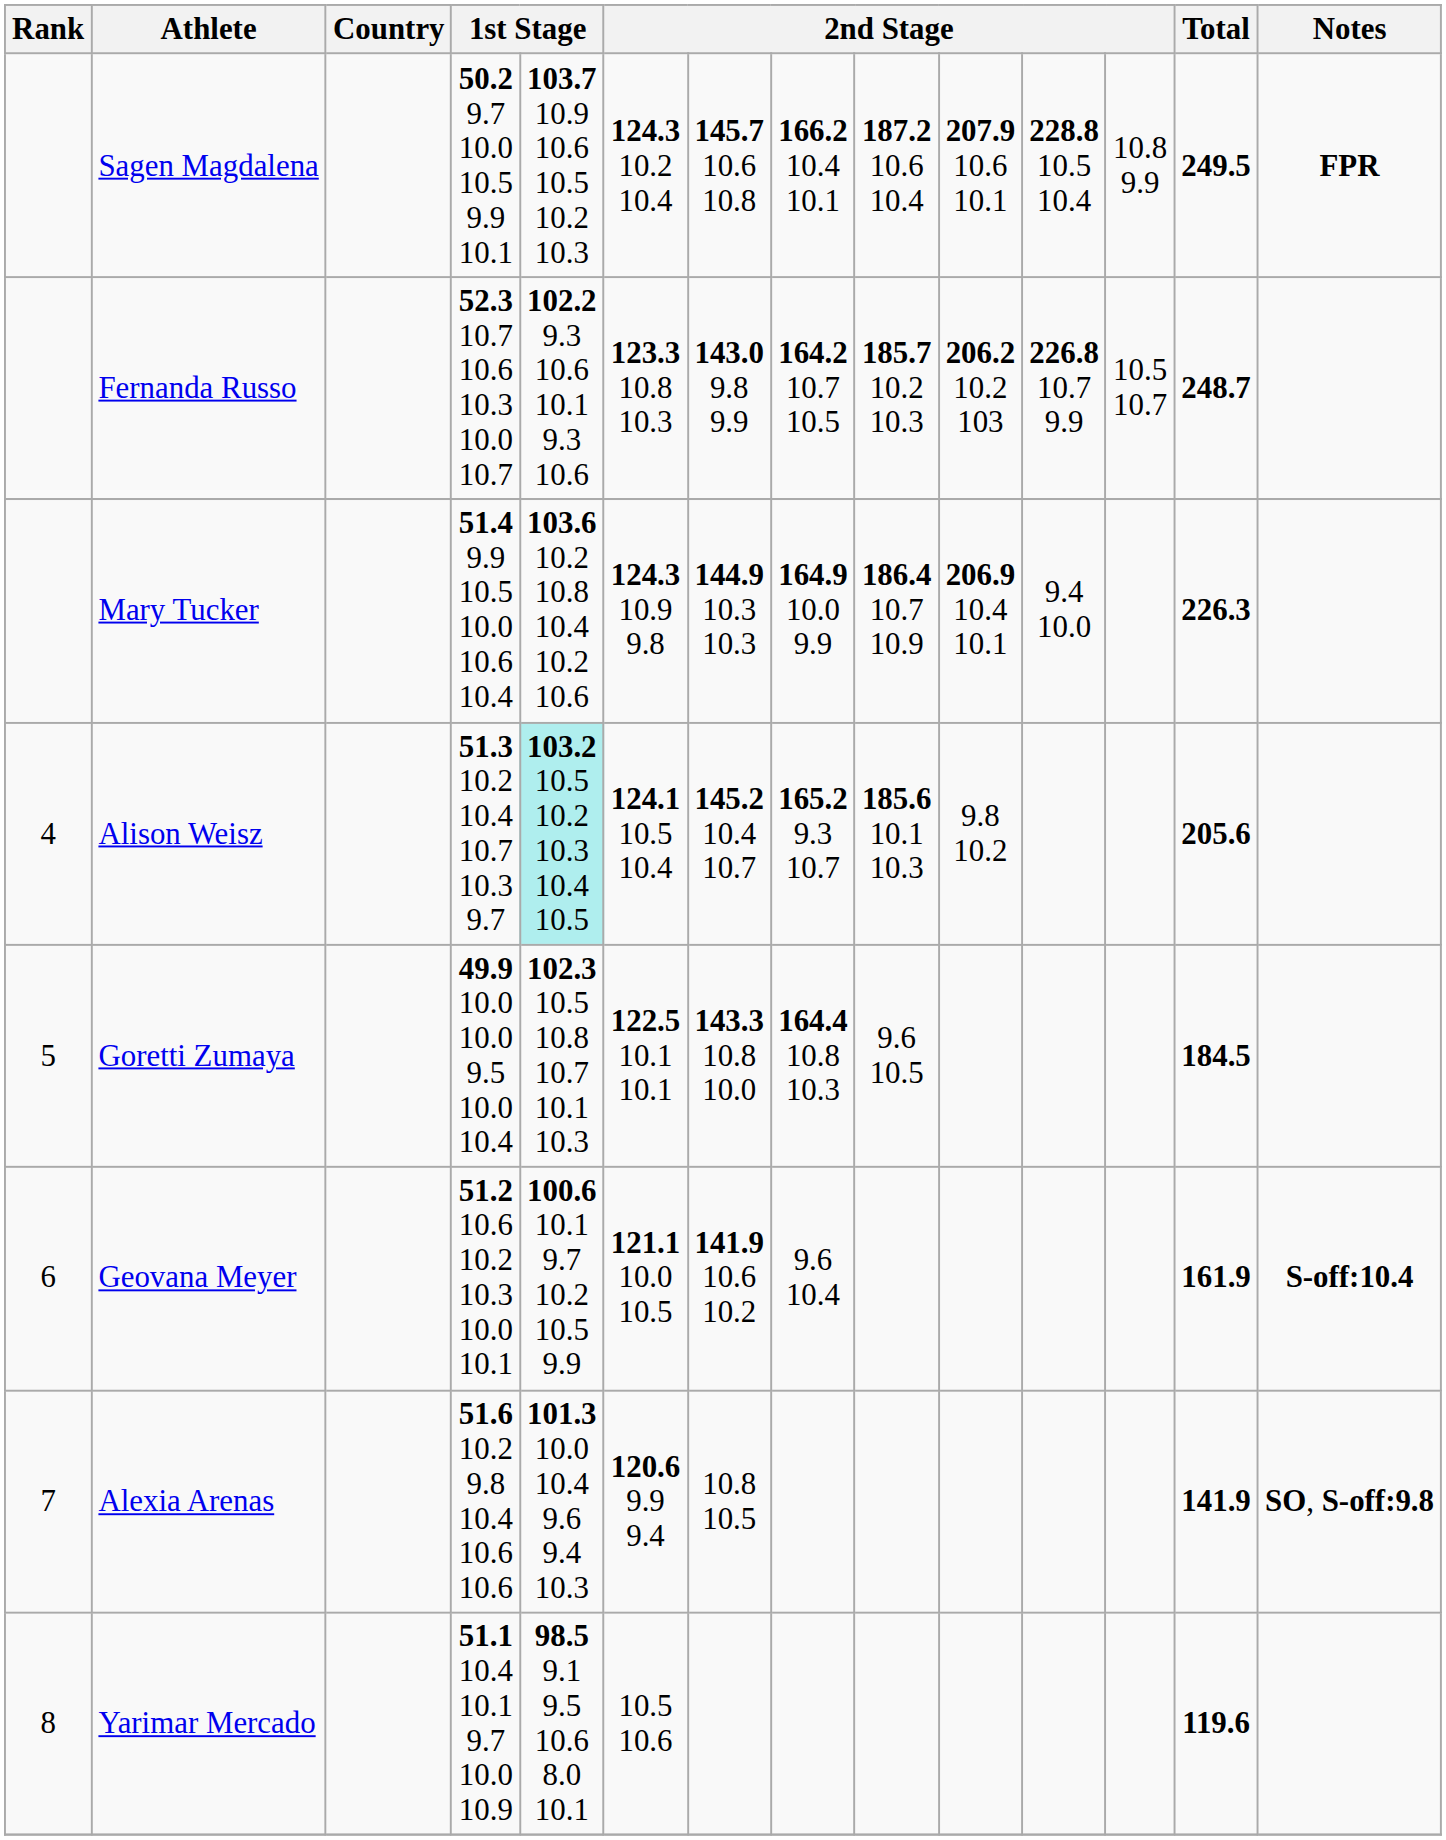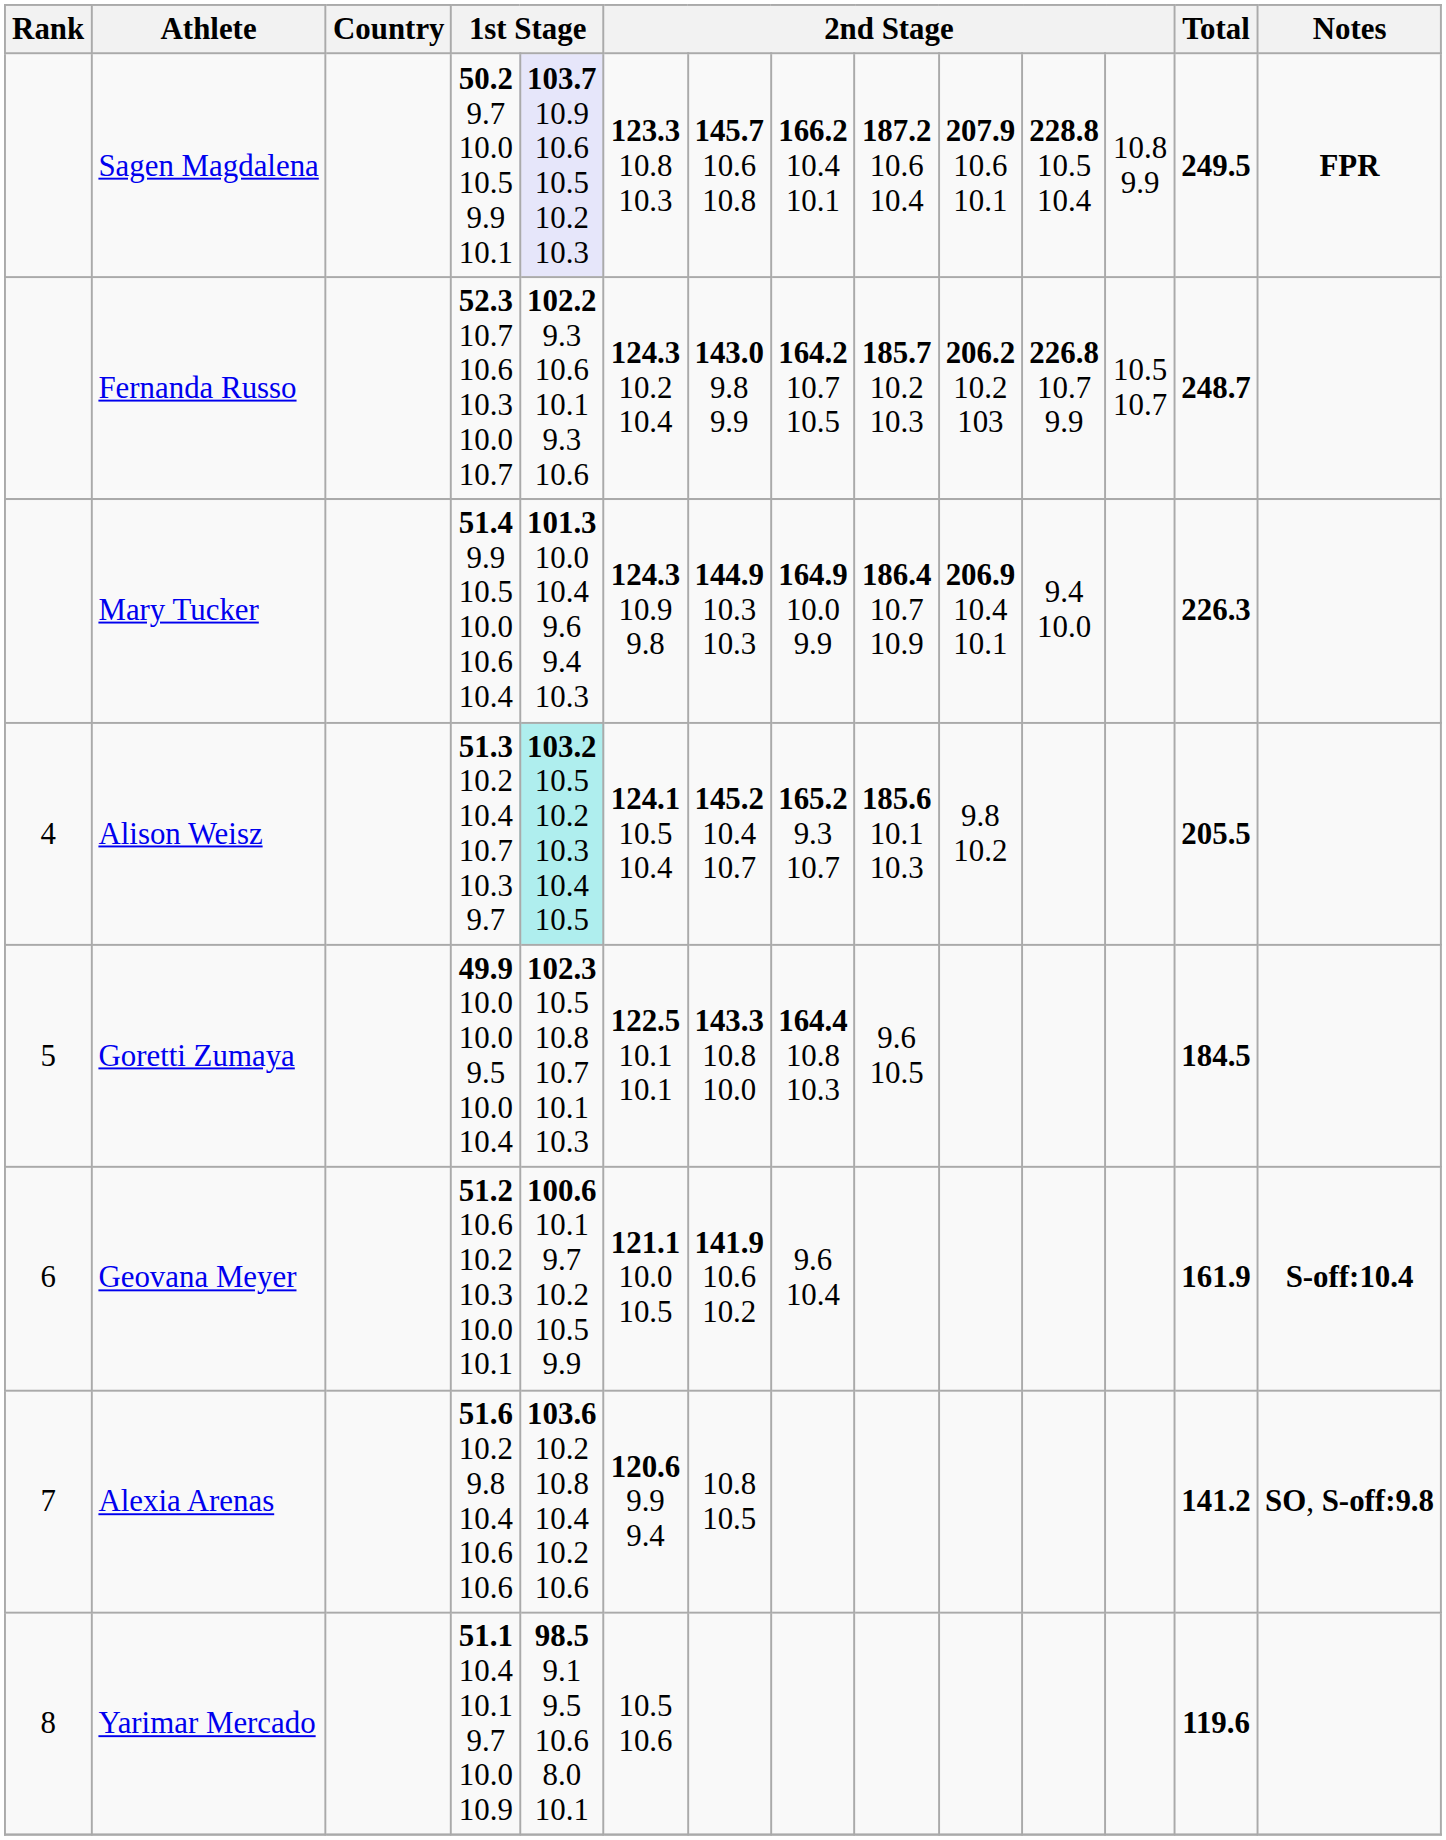(562, 164) no background -> (562, 164) lavender background
(646, 164) 124.3 10.2 10.4 -> (646, 164) 123.3 10.8 10.3
(646, 387) 123.3 10.8 10.3 -> (646, 387) 124.3 10.2 10.4
(562, 610) 103.6 10.2 10.8 10.4 10.2 10.6 -> (562, 610) 101.3 10.0 10.4 9.6 9.4 10.3
(1216, 832) 205.6 -> (1216, 832) 205.5
(562, 1500) 101.3 10.0 10.4 9.6 9.4 10.3 -> (562, 1500) 103.6 10.2 10.8 10.4 10.2 10.6
(1216, 1500) 141.9 -> (1216, 1500) 141.2
